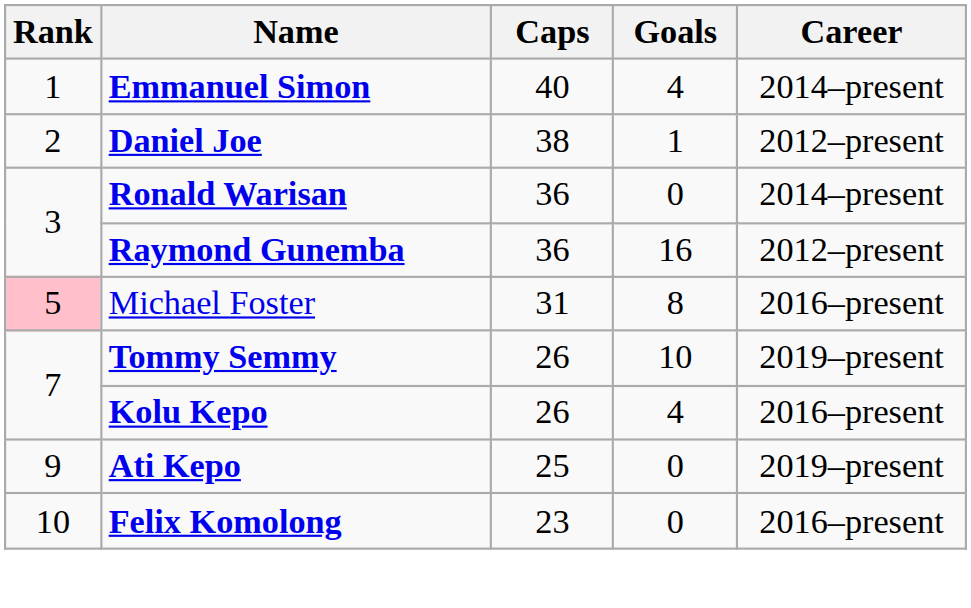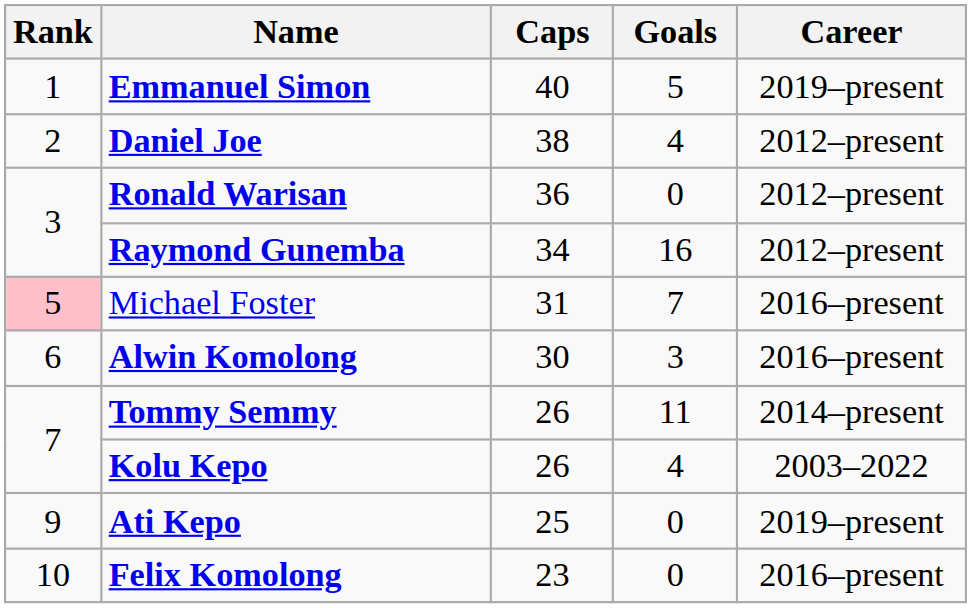(675, 85) 4 -> (675, 85) 5
(852, 85) 2014–present -> (852, 85) 2019–present
(675, 140) 1 -> (675, 140) 4
(852, 194) 2014–present -> (852, 194) 2012–present
(552, 248) 36 -> (552, 248) 34
(675, 303) 8 -> (675, 303) 7
+ row: (233, 357)
(675, 357) 10 -> (675, 411) 11
(852, 357) 2019–present -> (852, 411) 2014–present
(852, 411) 2016–present -> (852, 466) 2003–2022
